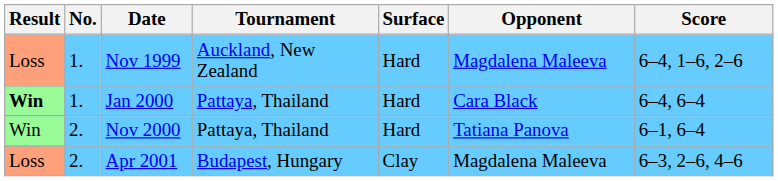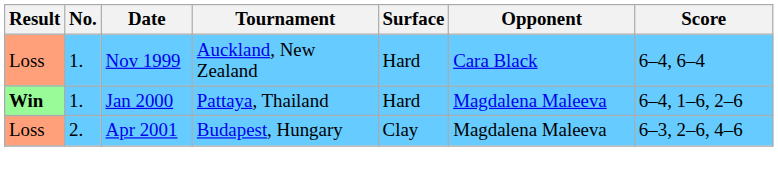(530, 60) Magdalena Maleeva -> (495, 60) Cara Black
(691, 60) 6–4, 1–6, 2–6 -> (672, 60) 6–4, 6–4
(495, 100) Cara Black -> (530, 100) Magdalena Maleeva
(672, 100) 6–4, 6–4 -> (691, 100) 6–4, 1–6, 2–6
- row: (143, 130)
